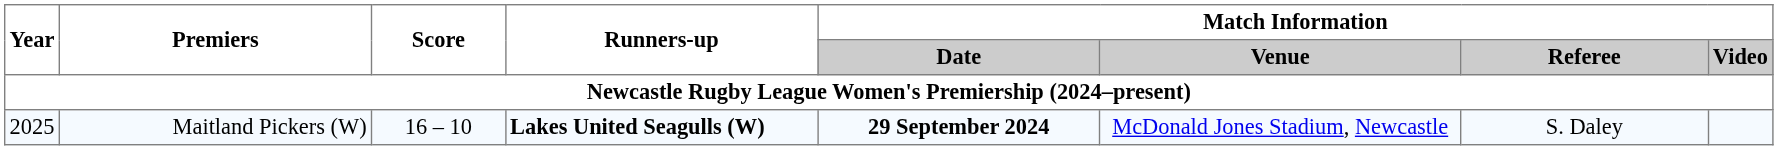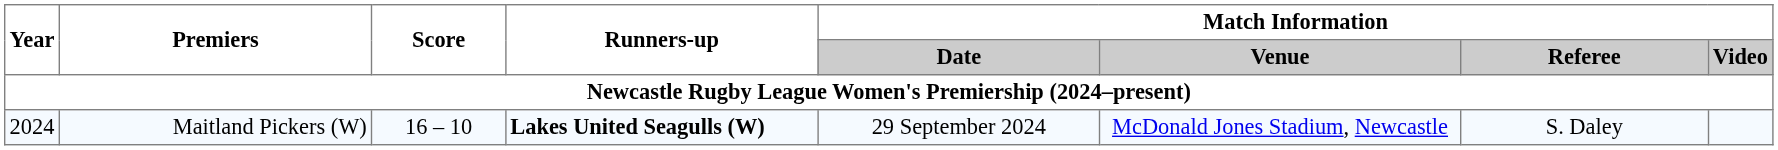(32, 126) 2025 -> (32, 126) 2024
(959, 126) bold -> (959, 126) normal
